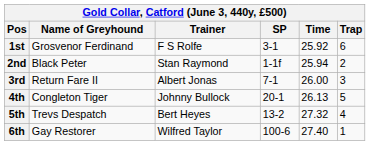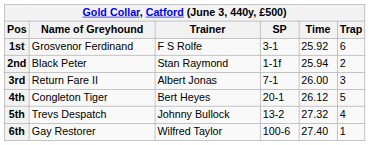(193, 98) Johnny Bullock -> (184, 98) Bert Heyes
(315, 98) 26.13 -> (315, 98) 26.12
(184, 115) Bert Heyes -> (193, 115) Johnny Bullock
